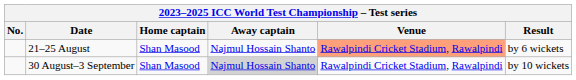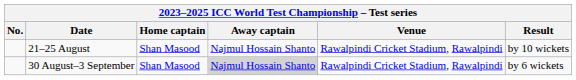(411, 48) lightsalmon background -> (411, 48) no background
(536, 48) by 6 wickets -> (538, 48) by 10 wickets
(538, 65) by 10 wickets -> (536, 65) by 6 wickets
